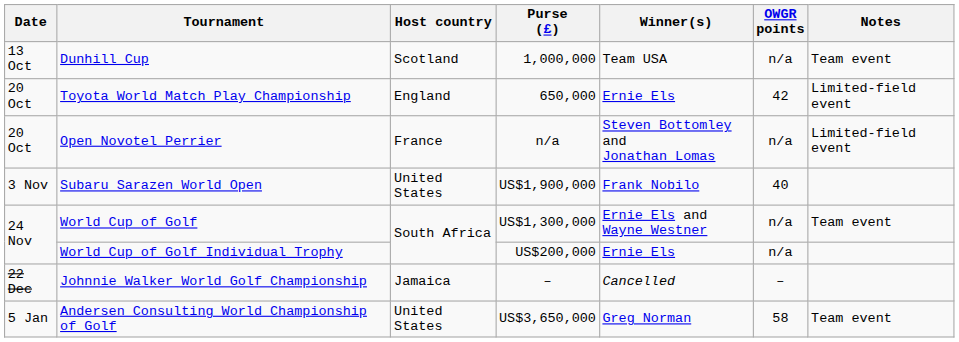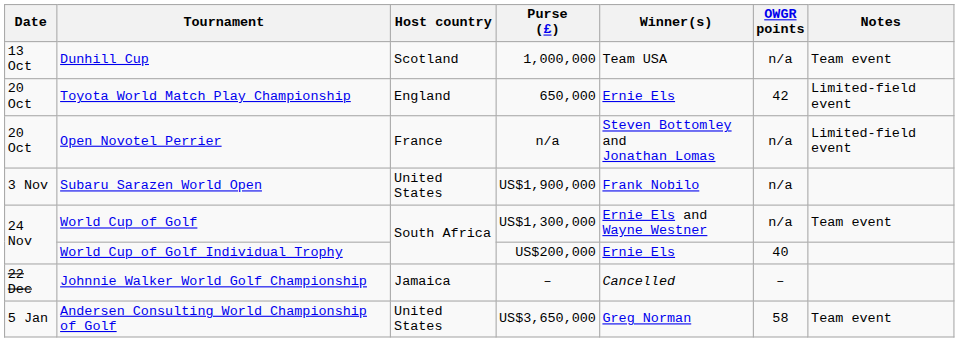(780, 187) 40 -> (780, 187) n/a
(780, 253) n/a -> (780, 253) 40
